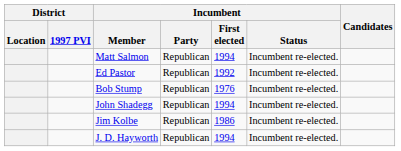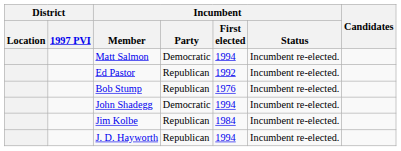(186, 56) Republican -> (187, 56) Democratic
(186, 105) Republican -> (187, 105) Democratic
(224, 121) 1986 -> (225, 121) 1984
